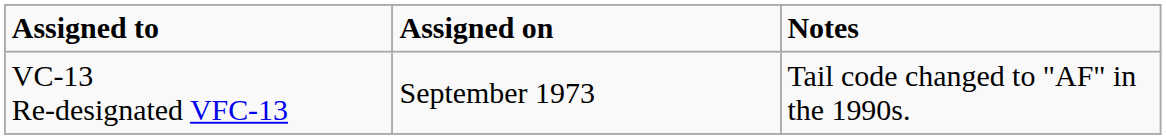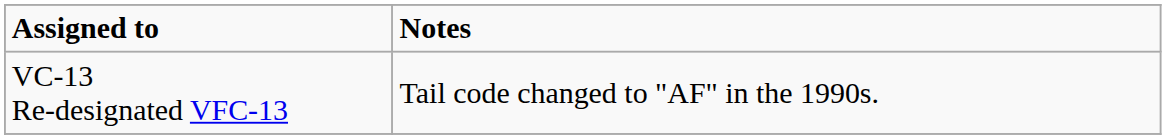- column: (477, 28)
